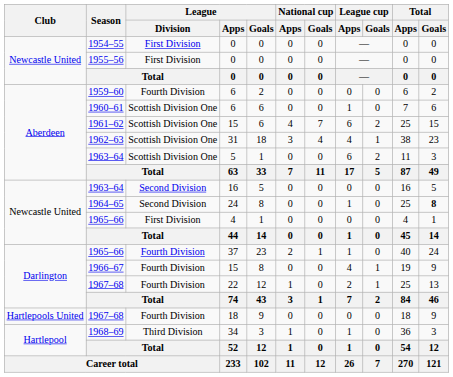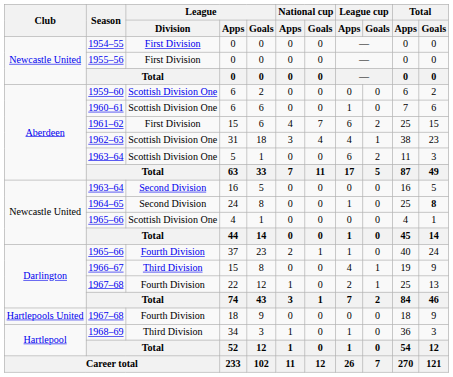(173, 92) Fourth Division -> (173, 92) Scottish Division One
(173, 124) Scottish Division One -> (173, 124) First Division
(173, 220) First Division -> (173, 220) Scottish Division One
(173, 268) Fourth Division -> (173, 268) Third Division
